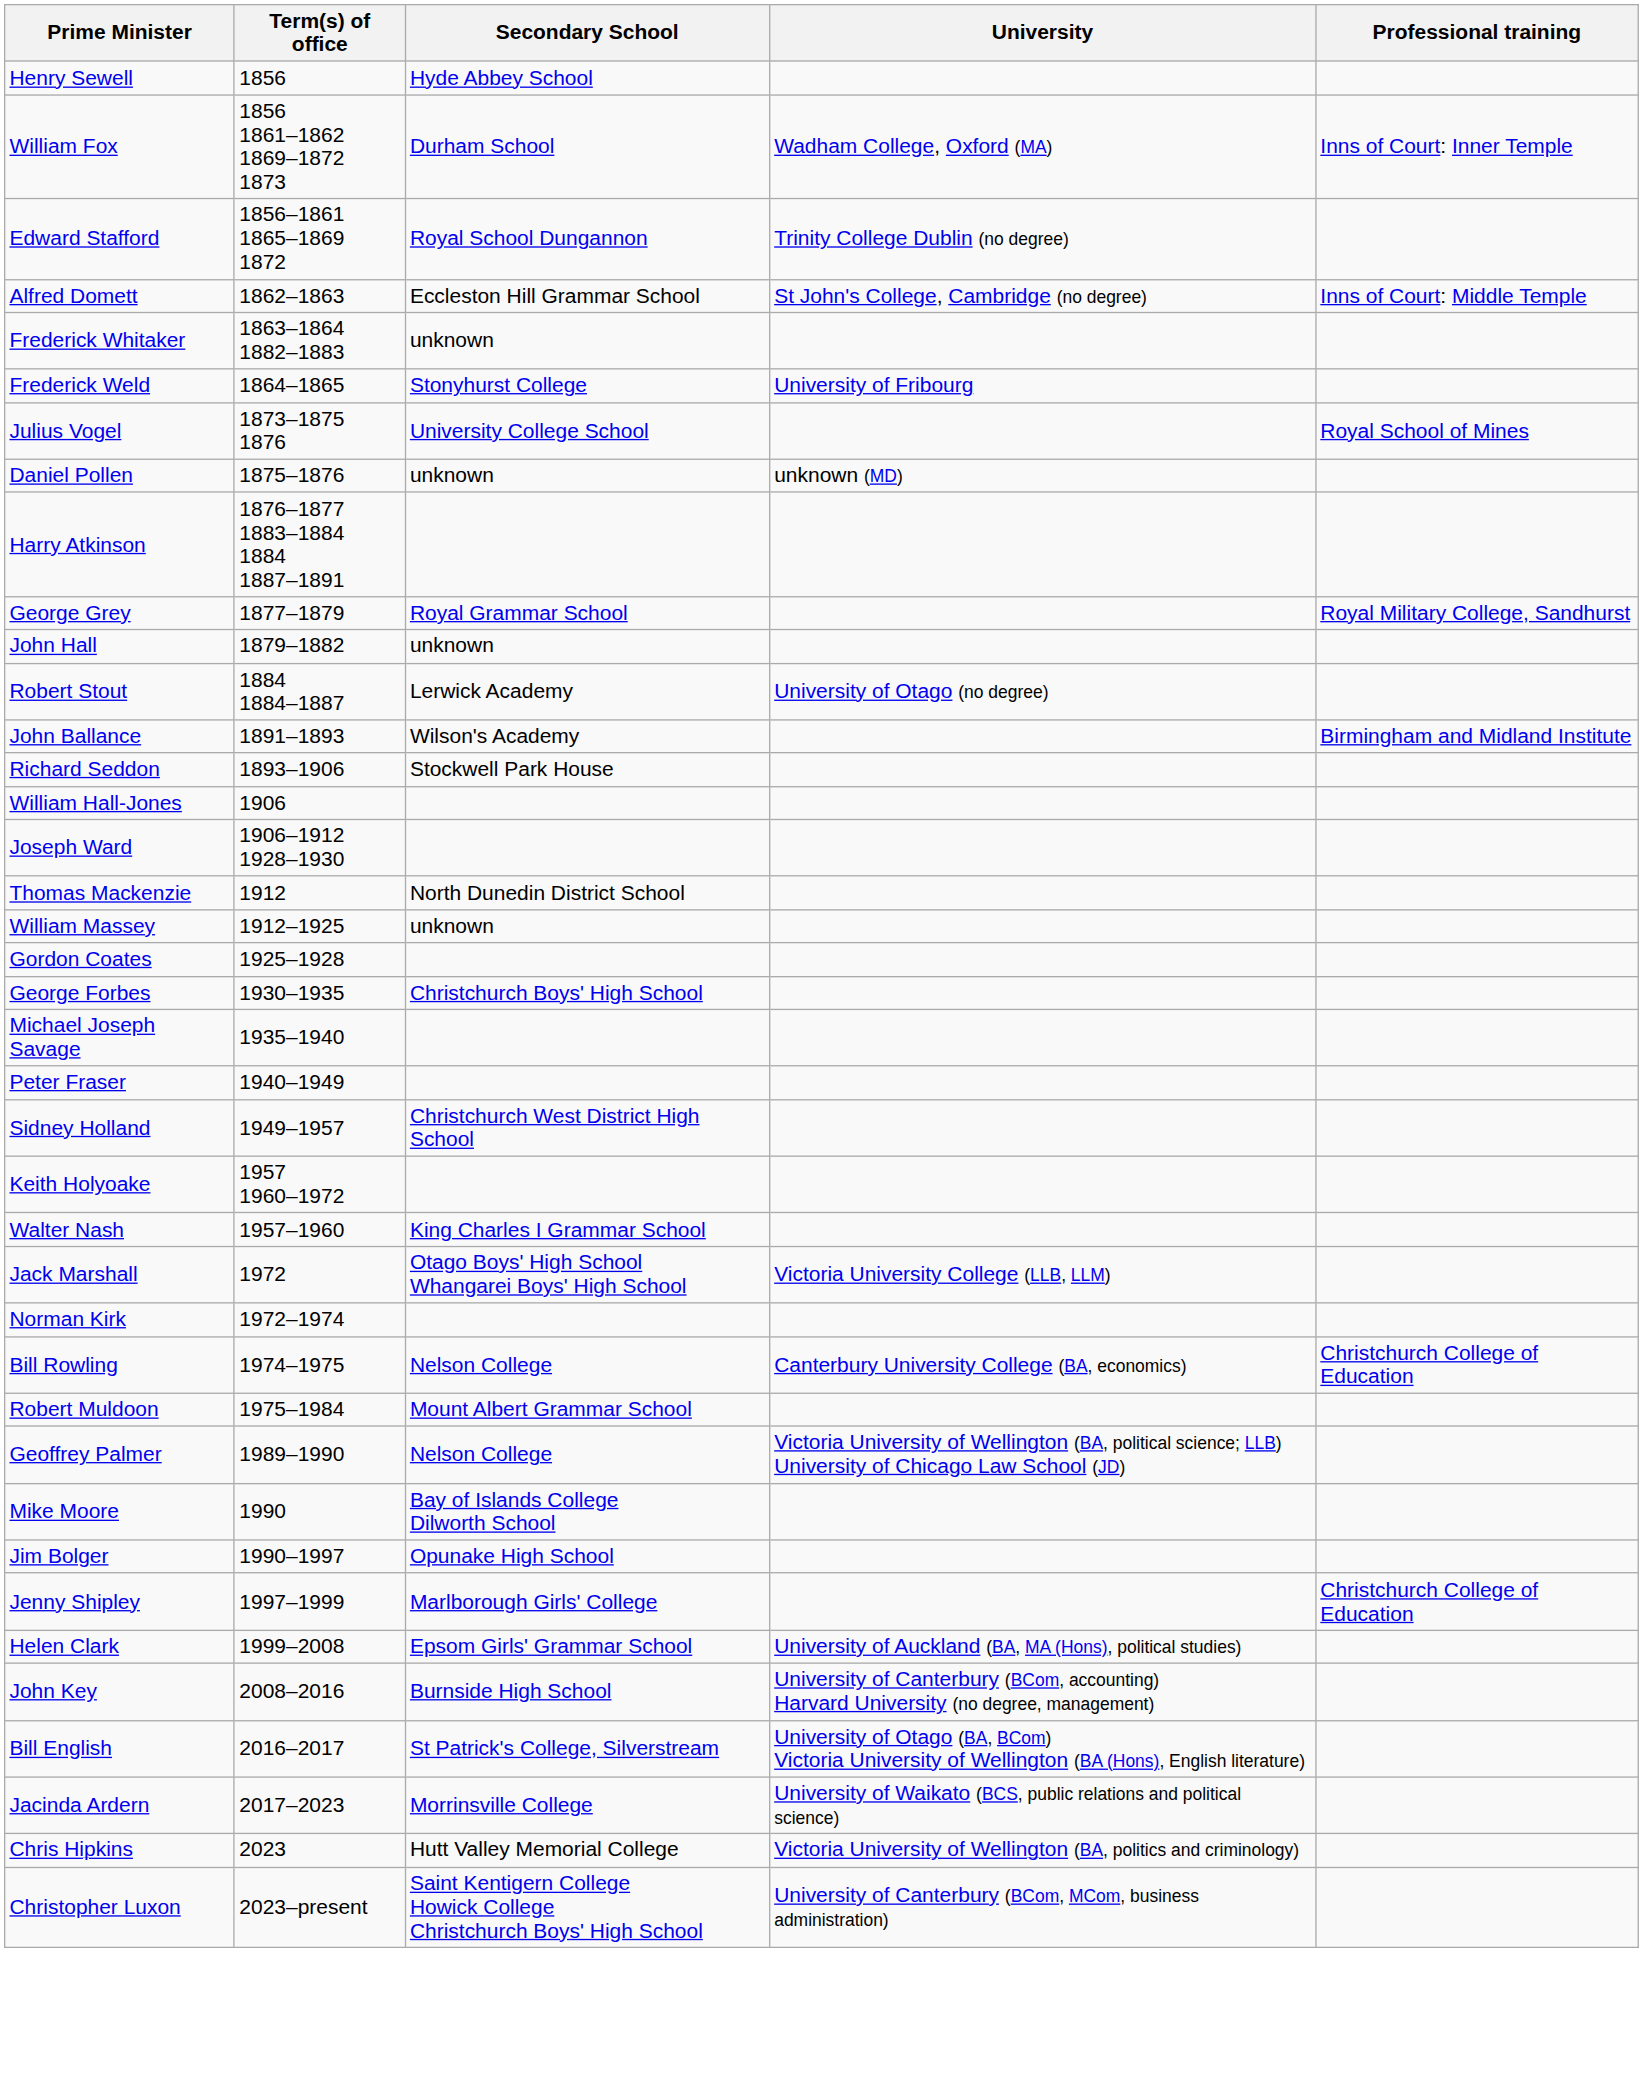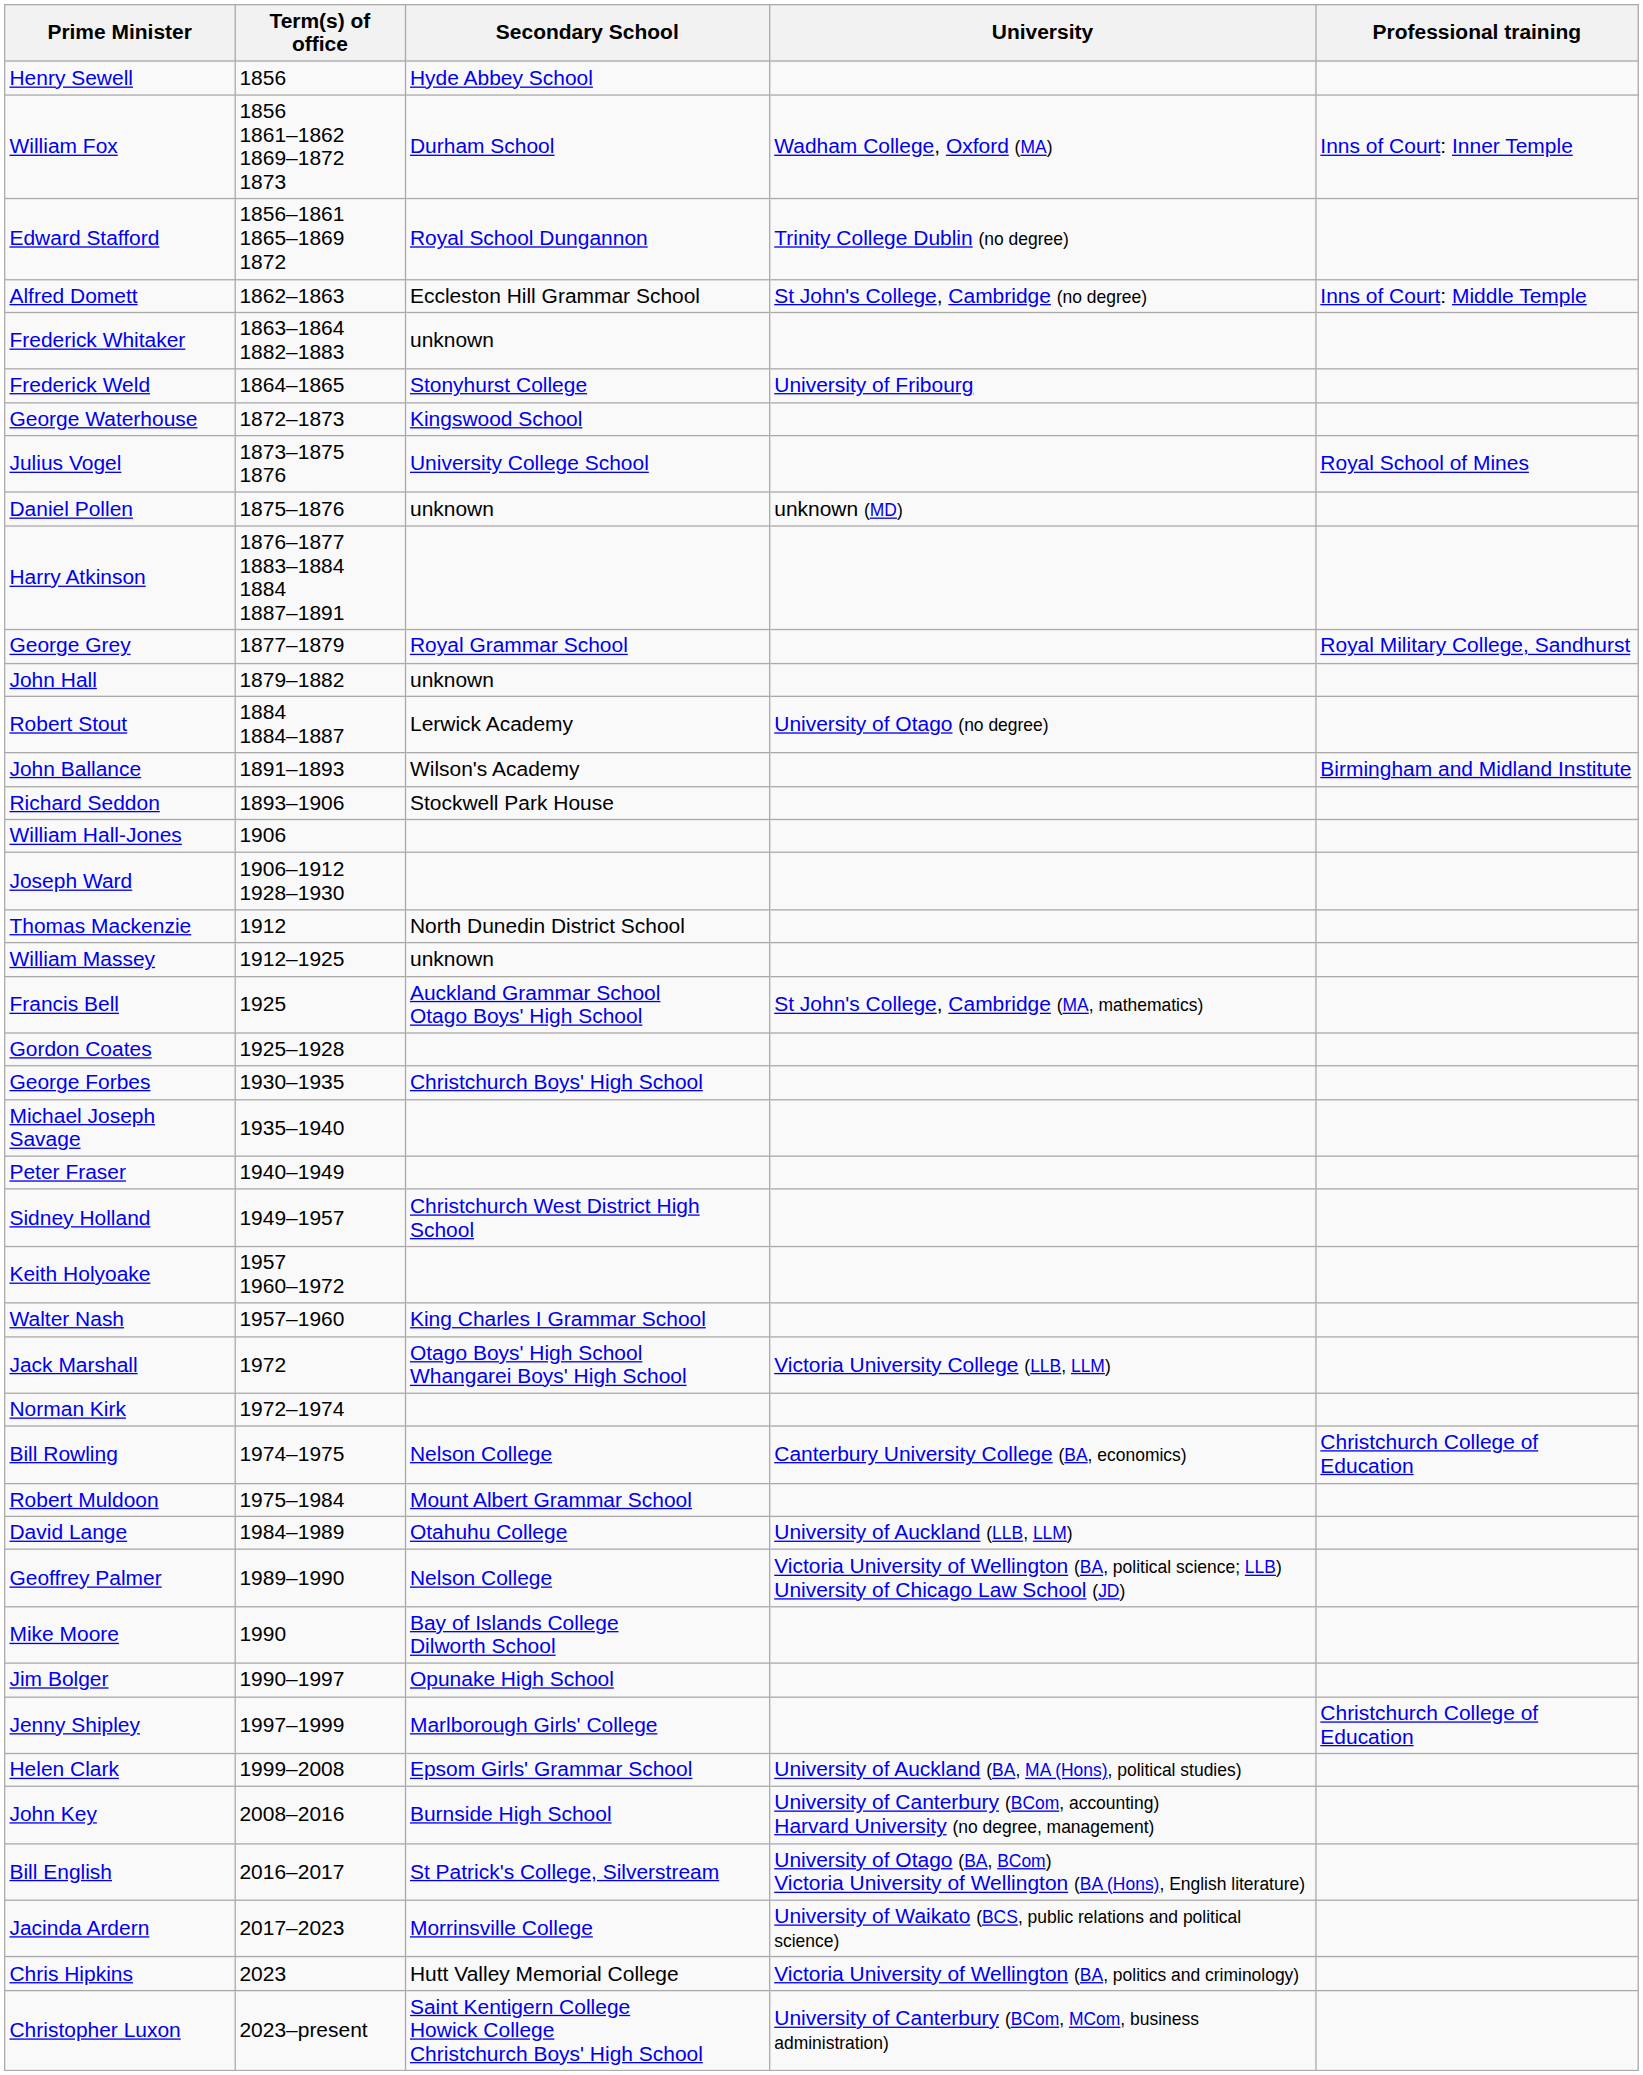+ row: (103, 418)
+ row: (64, 1004)
+ row: (68, 1532)
